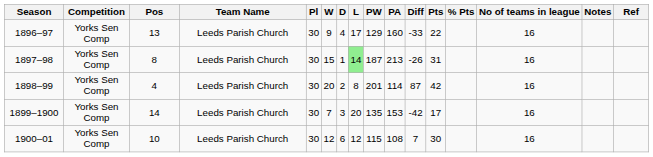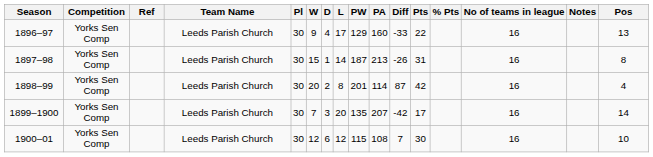columns swapped: (154, 12) <-> (631, 12)
(356, 59) lightgreen background -> (341, 59) no background
(395, 112) 153 -> (379, 112) 207
